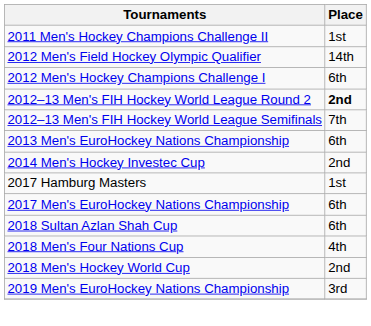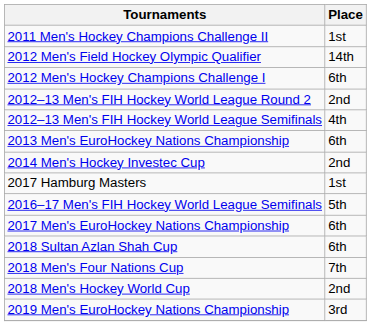(340, 99) bold -> (339, 99) normal
(337, 120) 7th -> (337, 120) 4th
+ row: (165, 204)
(337, 246) 4th -> (337, 267) 7th
